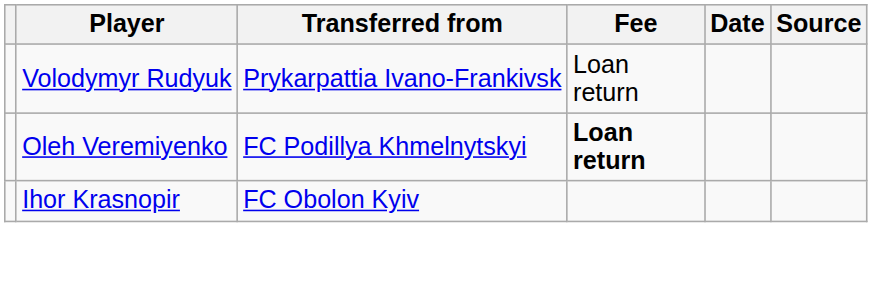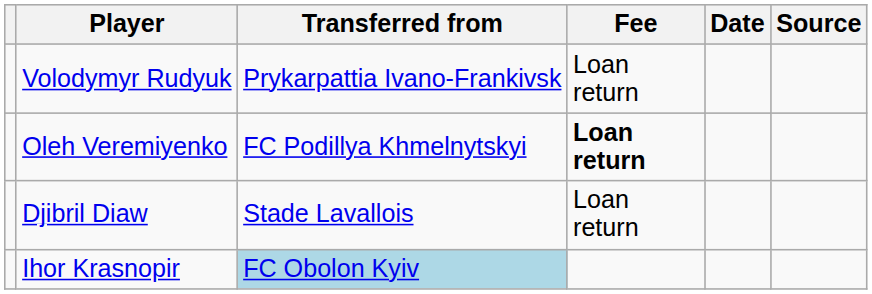+ row: (85, 214)
(331, 200) no background -> (331, 268) lightblue background
